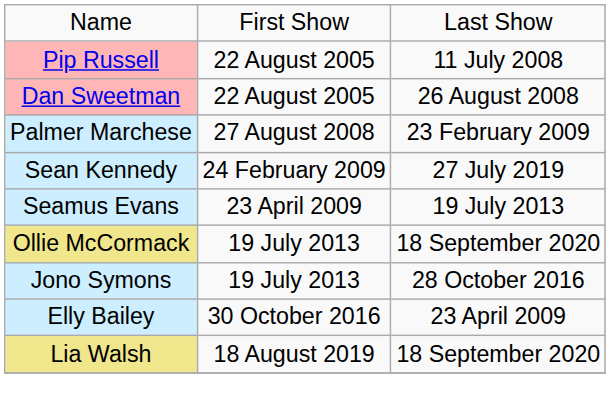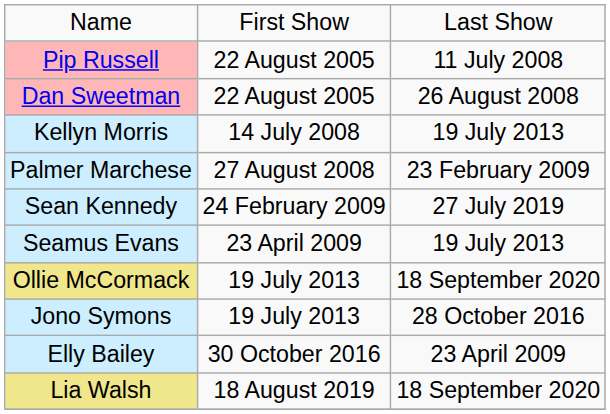+ row: (101, 133)
